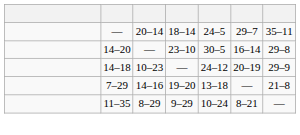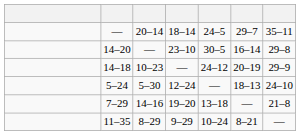+ row: (117, 86)
